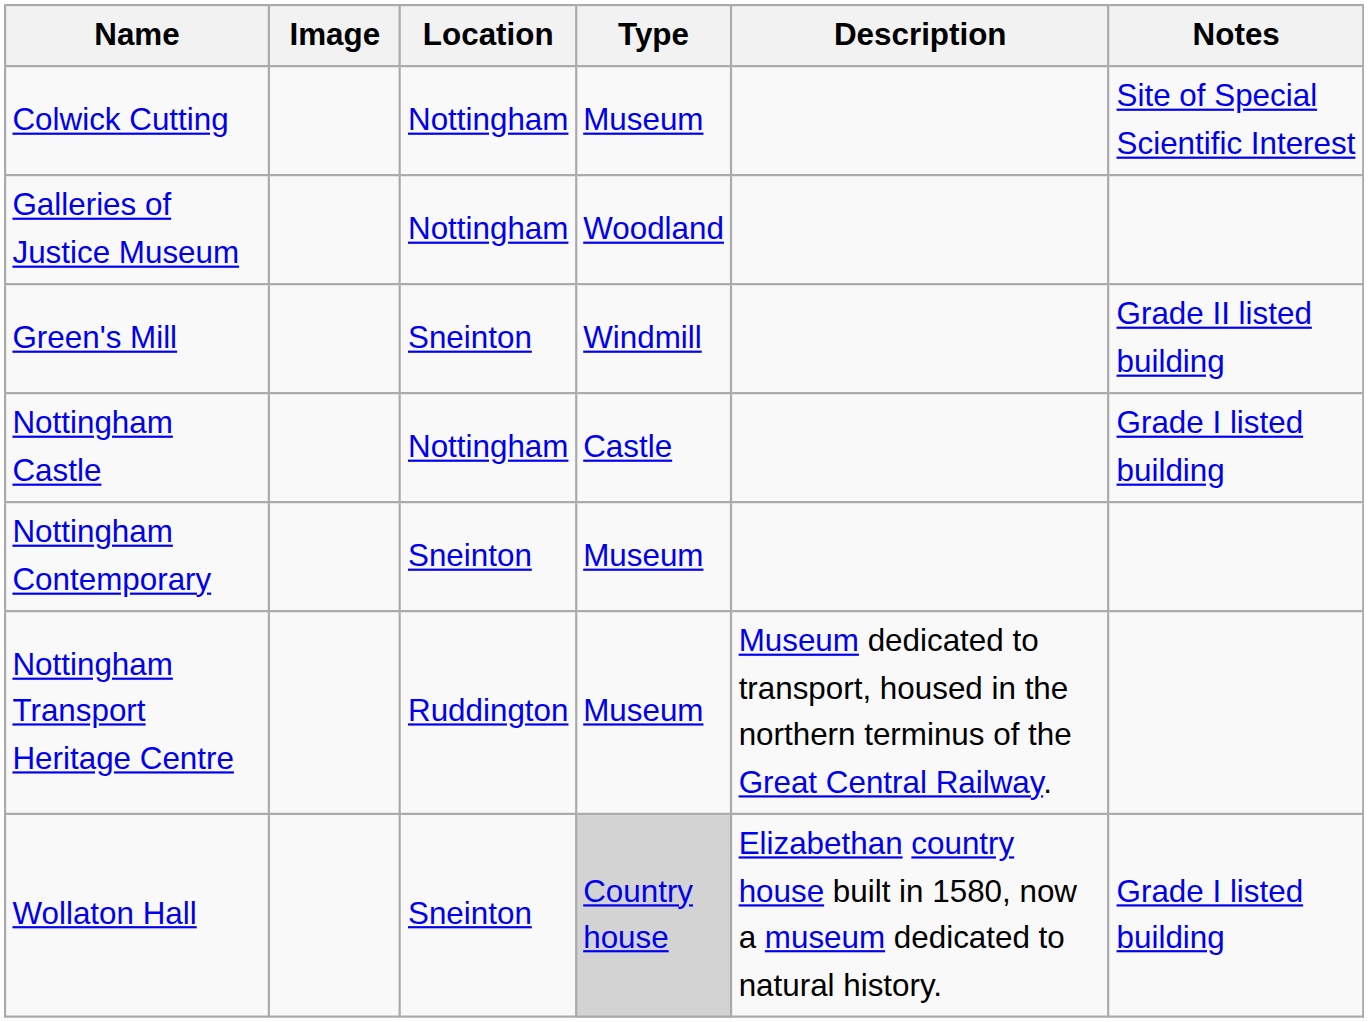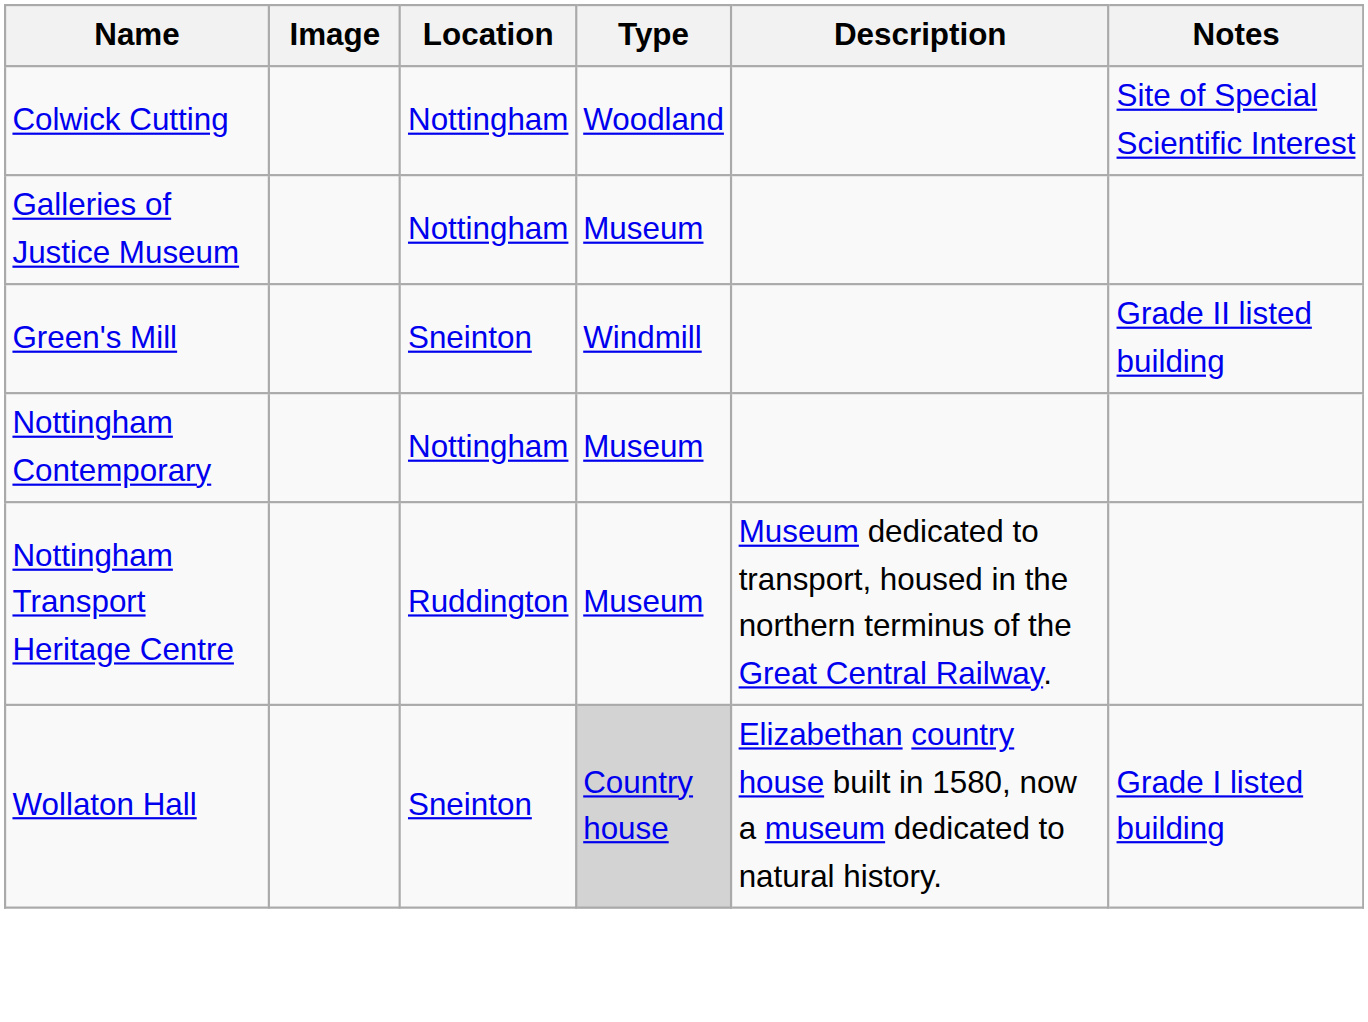(643, 120) Museum -> (654, 120) Woodland
(654, 229) Woodland -> (643, 229) Museum
- row: (93, 447)
(470, 555) Sneinton -> (488, 447) Nottingham
